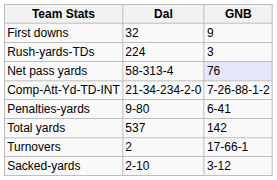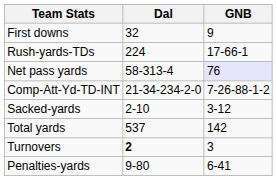(210, 52) 3 -> (228, 52) 17-66-1
rows swapped: (44, 166) <-> (48, 109)
(129, 147) normal -> (129, 147) bold
(228, 147) 17-66-1 -> (210, 147) 3
